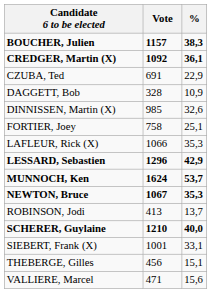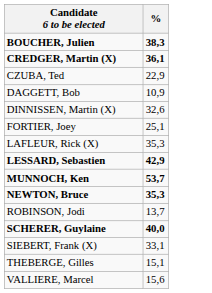- column: (162, 19)
